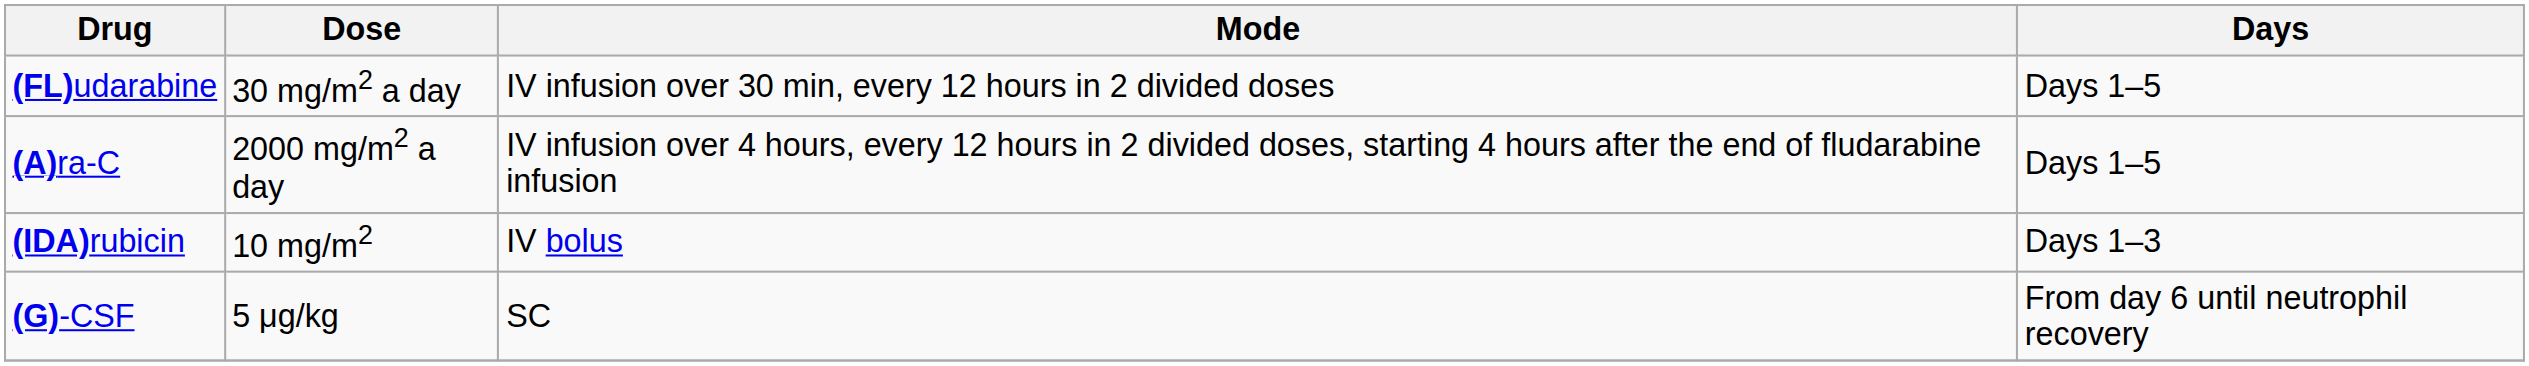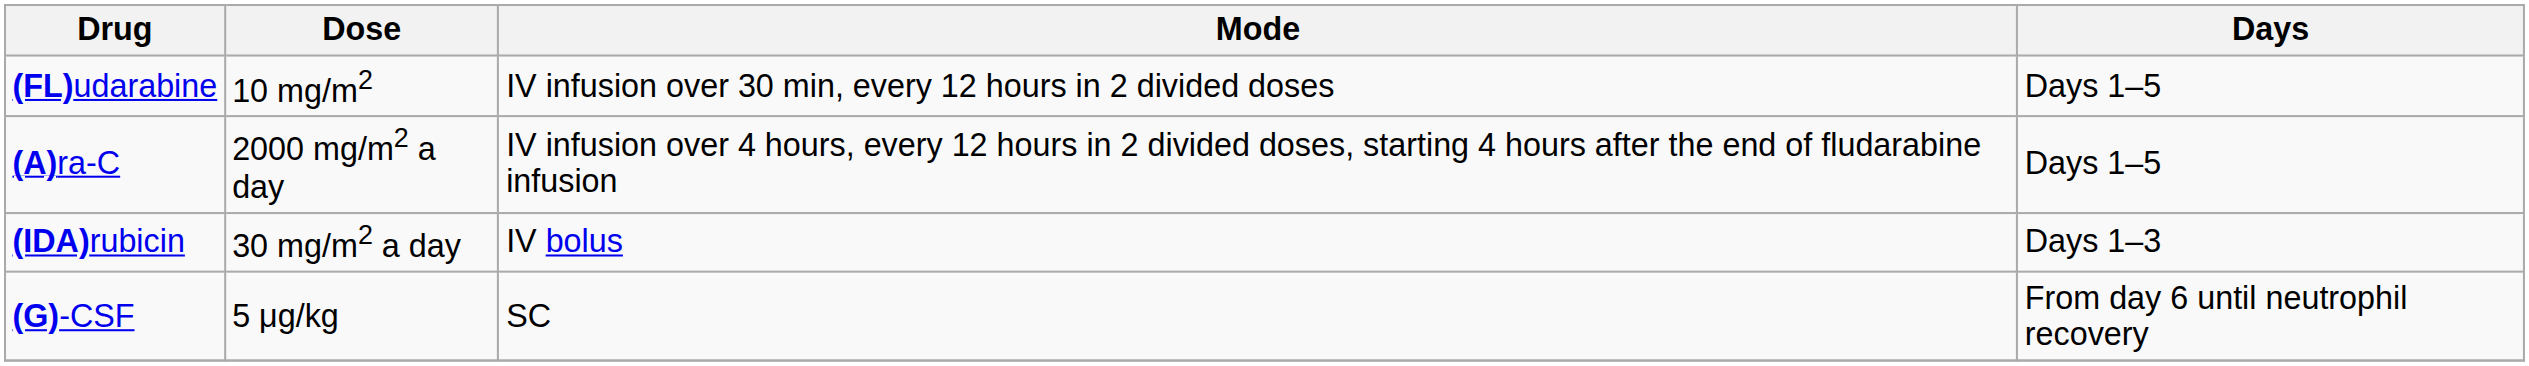(347, 85) 30 mg/m2 a day -> (303, 85) 10 mg/m2
(303, 242) 10 mg/m2 -> (347, 242) 30 mg/m2 a day
